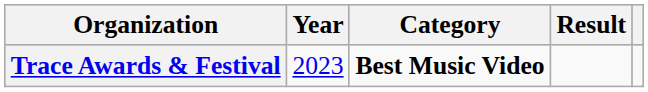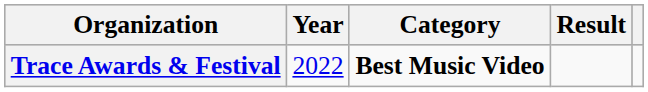(318, 65) 2023 -> (318, 65) 2022
